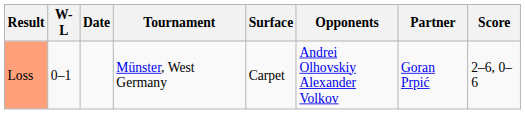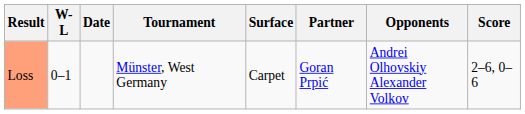columns swapped: (433, 22) <-> (347, 22)
